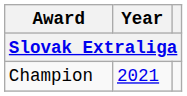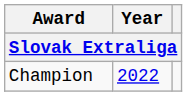(138, 76) 2021 -> (138, 76) 2022
